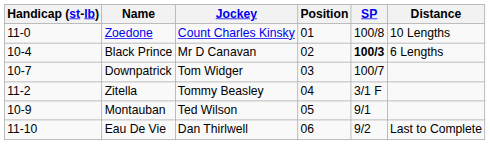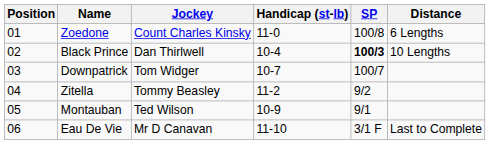columns swapped: (324, 14) <-> (53, 14)
(420, 33) 10 Lengths -> (417, 33) 6 Lengths
(217, 52) Mr D Canavan -> (169, 52) Dan Thirlwell
(417, 52) 6 Lengths -> (420, 52) 10 Lengths
(368, 91) 3/1 F -> (362, 91) 9/2
(213, 129) Dan Thirlwell -> (173, 129) Mr D Canavan
(362, 129) 9/2 -> (368, 129) 3/1 F
